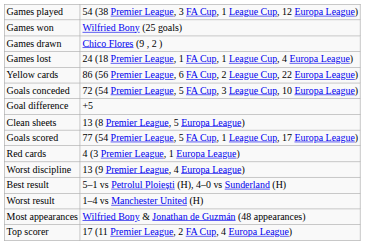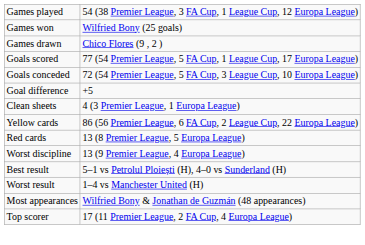- row: (29, 59)
rows swapped: (32, 138) <-> (32, 75)
(164, 122) 13 (8 Premier League, 5 Europa League) -> (161, 106) 4 (3 Premier League, 1 Europa League)
(161, 153) 4 (3 Premier League, 1 Europa League) -> (164, 138) 13 (8 Premier League, 5 Europa League)
